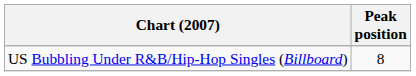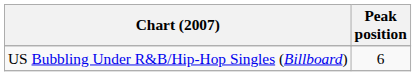(381, 58) 8 -> (381, 58) 6
